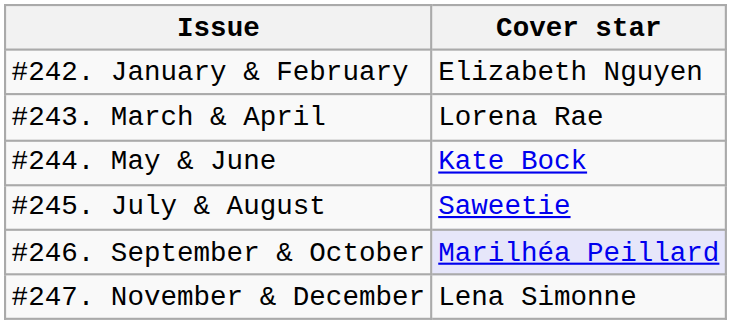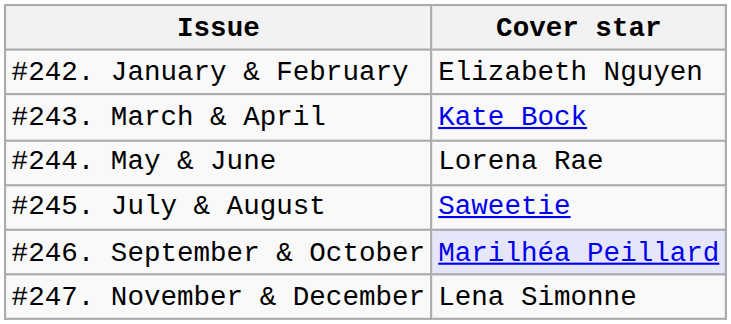(521, 117) Lorena Rae -> (513, 117) Kate Bock
(513, 162) Kate Bock -> (521, 162) Lorena Rae
